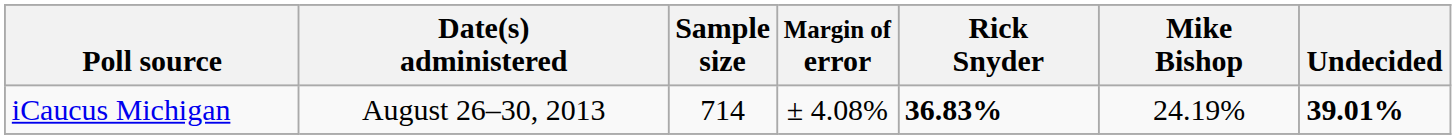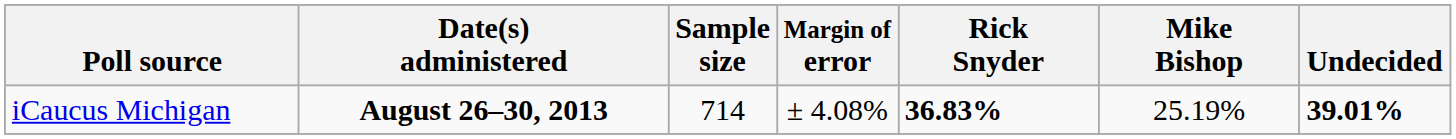(484, 109) normal -> (484, 109) bold
(1199, 109) 24.19% -> (1199, 109) 25.19%
